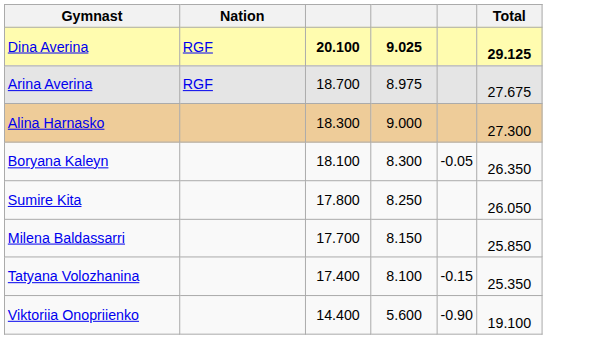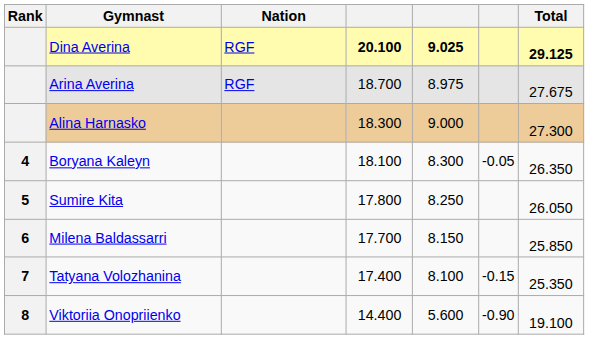+ column: (25, 16)
